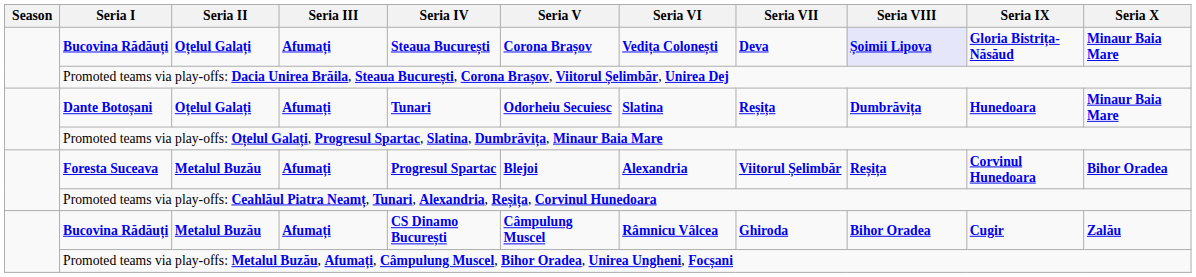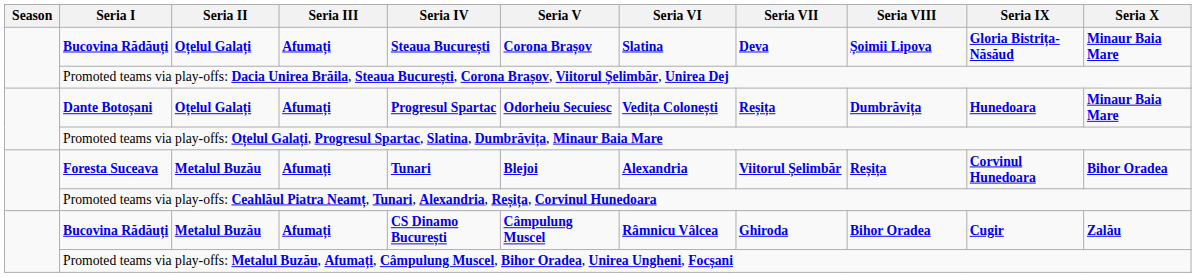(670, 46) Vedița Colonești -> (643, 46) Slatina
(891, 46) lavender background -> (891, 46) no background
(411, 108) Tunari -> (444, 108) Progresul Spartac
(643, 108) Slatina -> (670, 108) Vedița Colonești
(444, 169) Progresul Spartac -> (411, 169) Tunari
